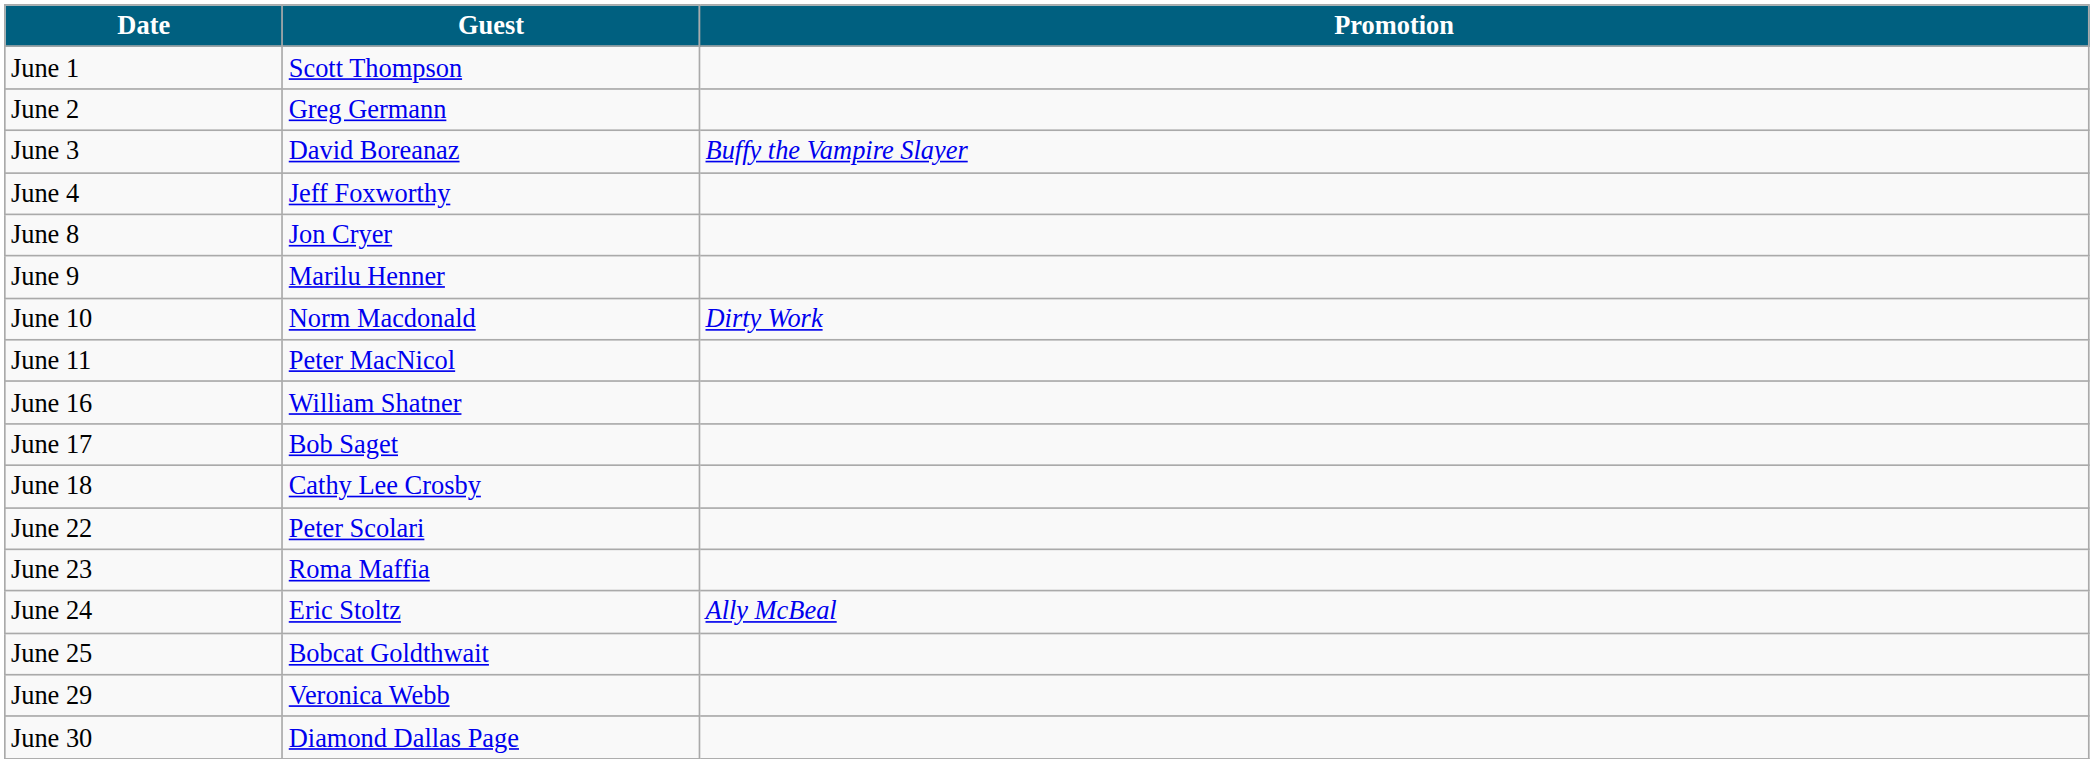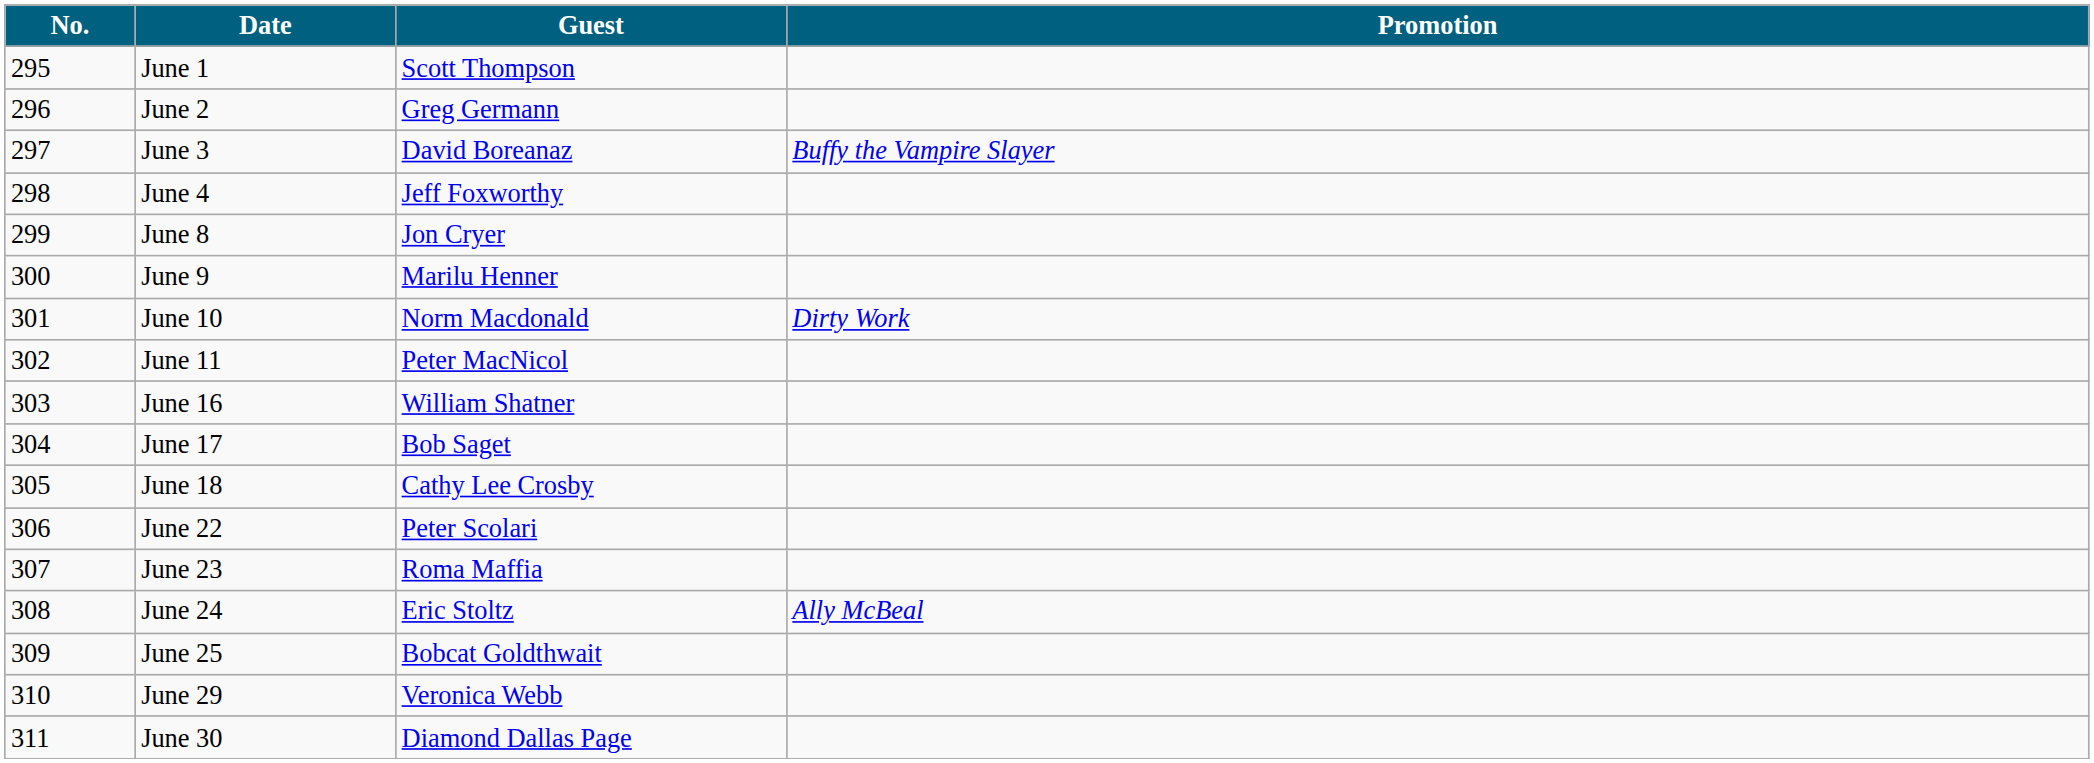+ column: (70, 25)
